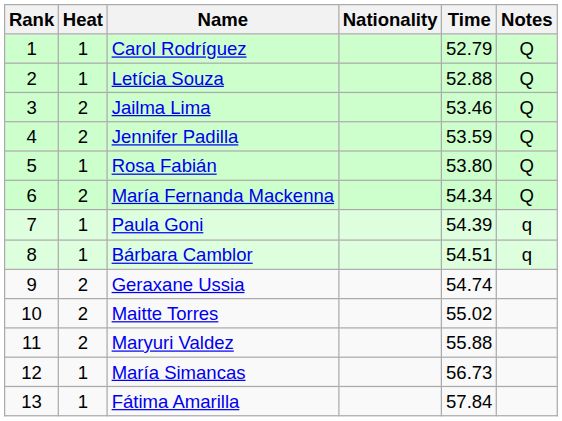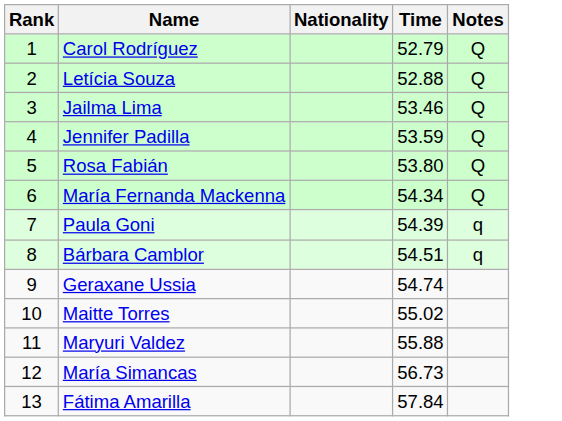- column: (83, 19)
